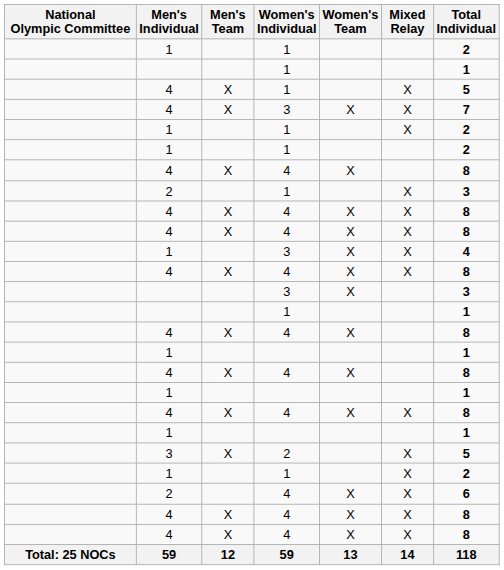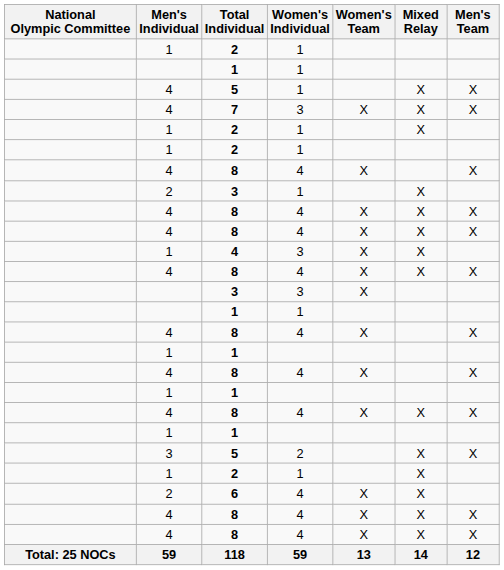columns swapped: (228, 22) <-> (466, 22)
